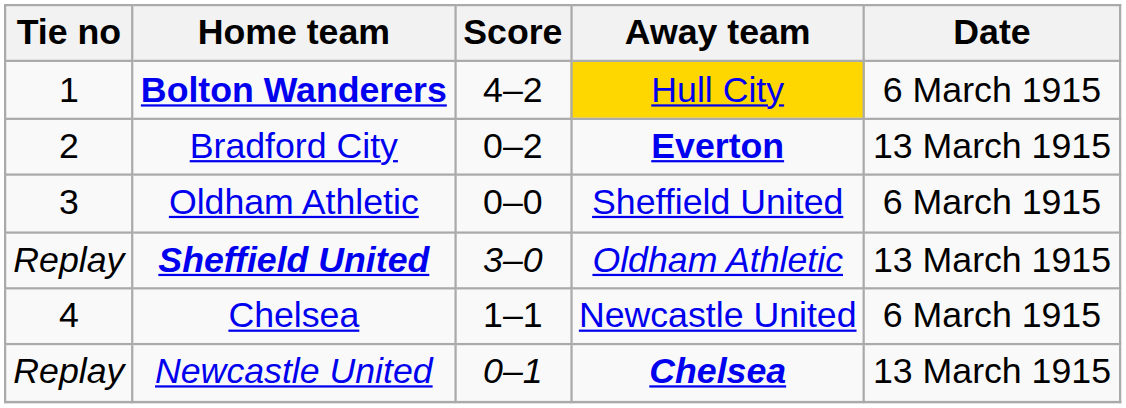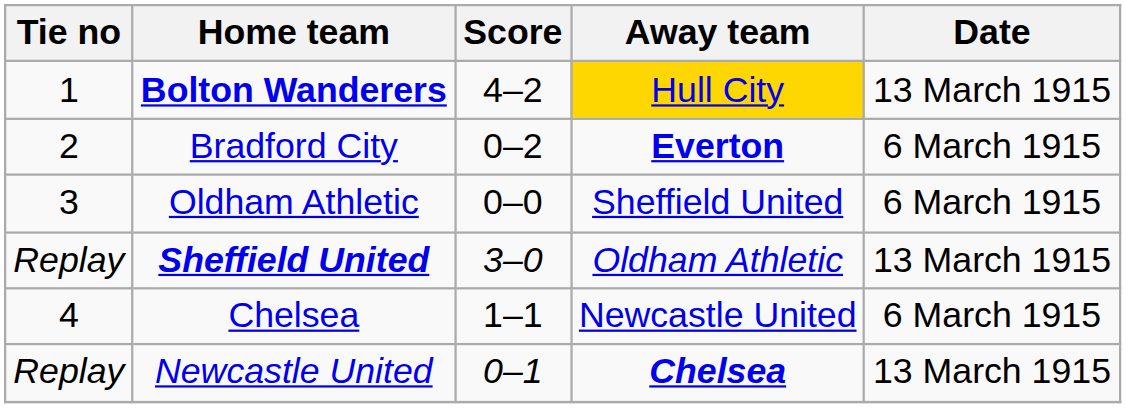(992, 89) 6 March 1915 -> (992, 89) 13 March 1915
(992, 145) 13 March 1915 -> (992, 145) 6 March 1915
